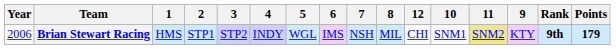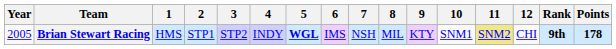columns swapped: (523, 14) <-> (418, 14)
(19, 34) 2006 -> (19, 34) 2005
(303, 34) normal -> (304, 34) bold
(591, 34) 179 -> (593, 34) 178
